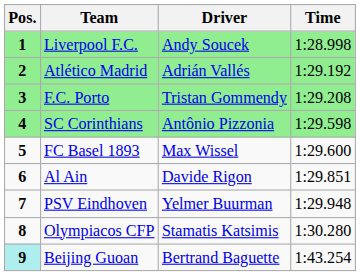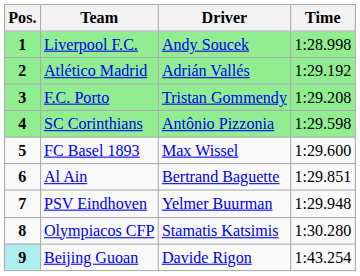(207, 177) Davide Rigon -> (221, 177) Bertrand Baguette
(221, 257) Bertrand Baguette -> (207, 257) Davide Rigon
